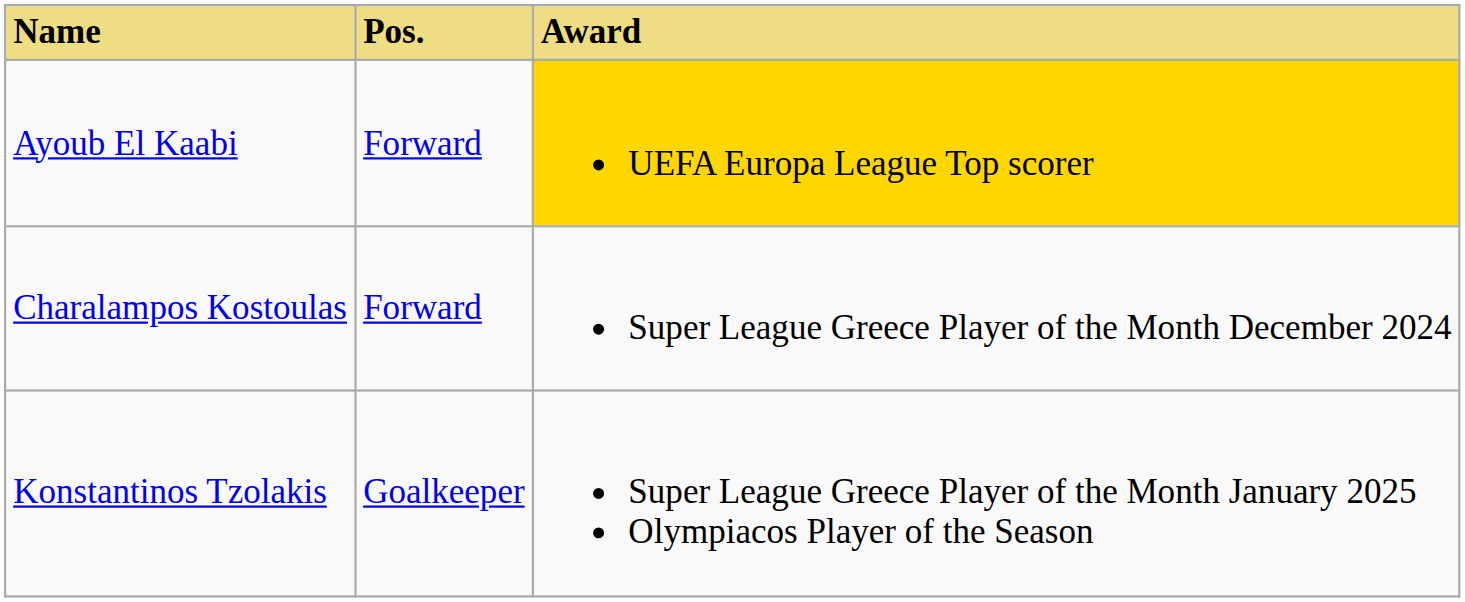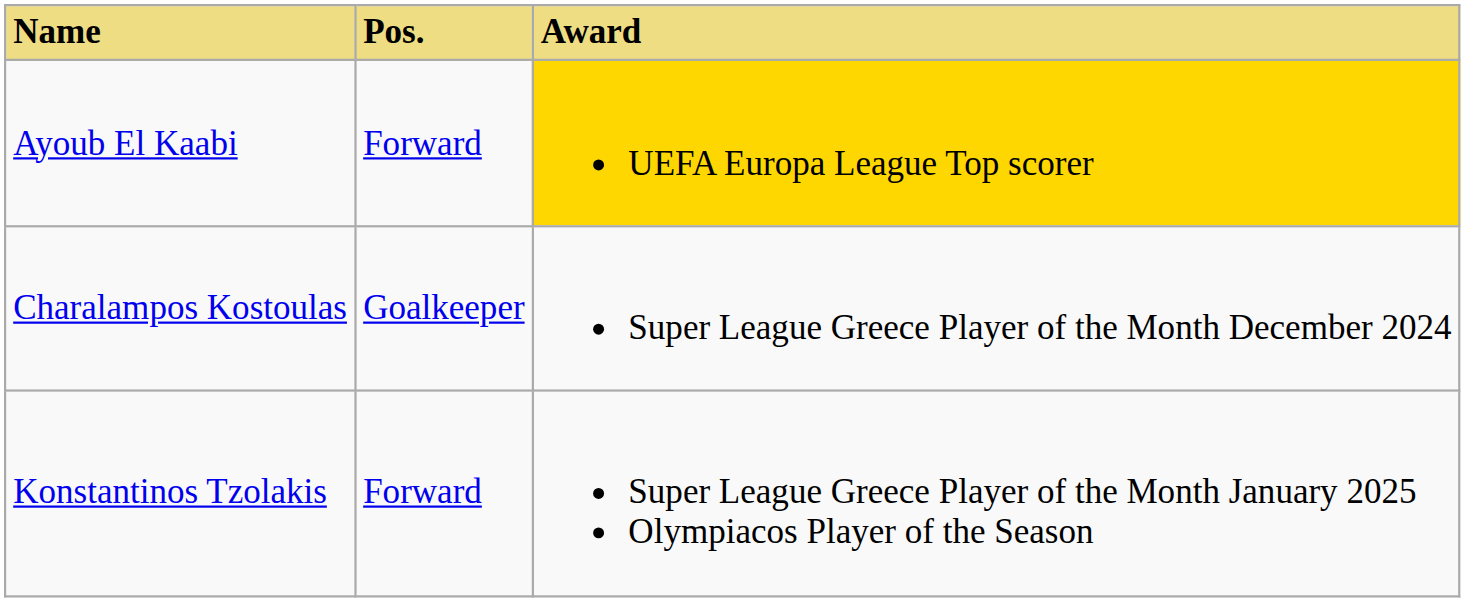(422, 307) Forward -> (444, 307) Goalkeeper
(444, 492) Goalkeeper -> (422, 492) Forward
